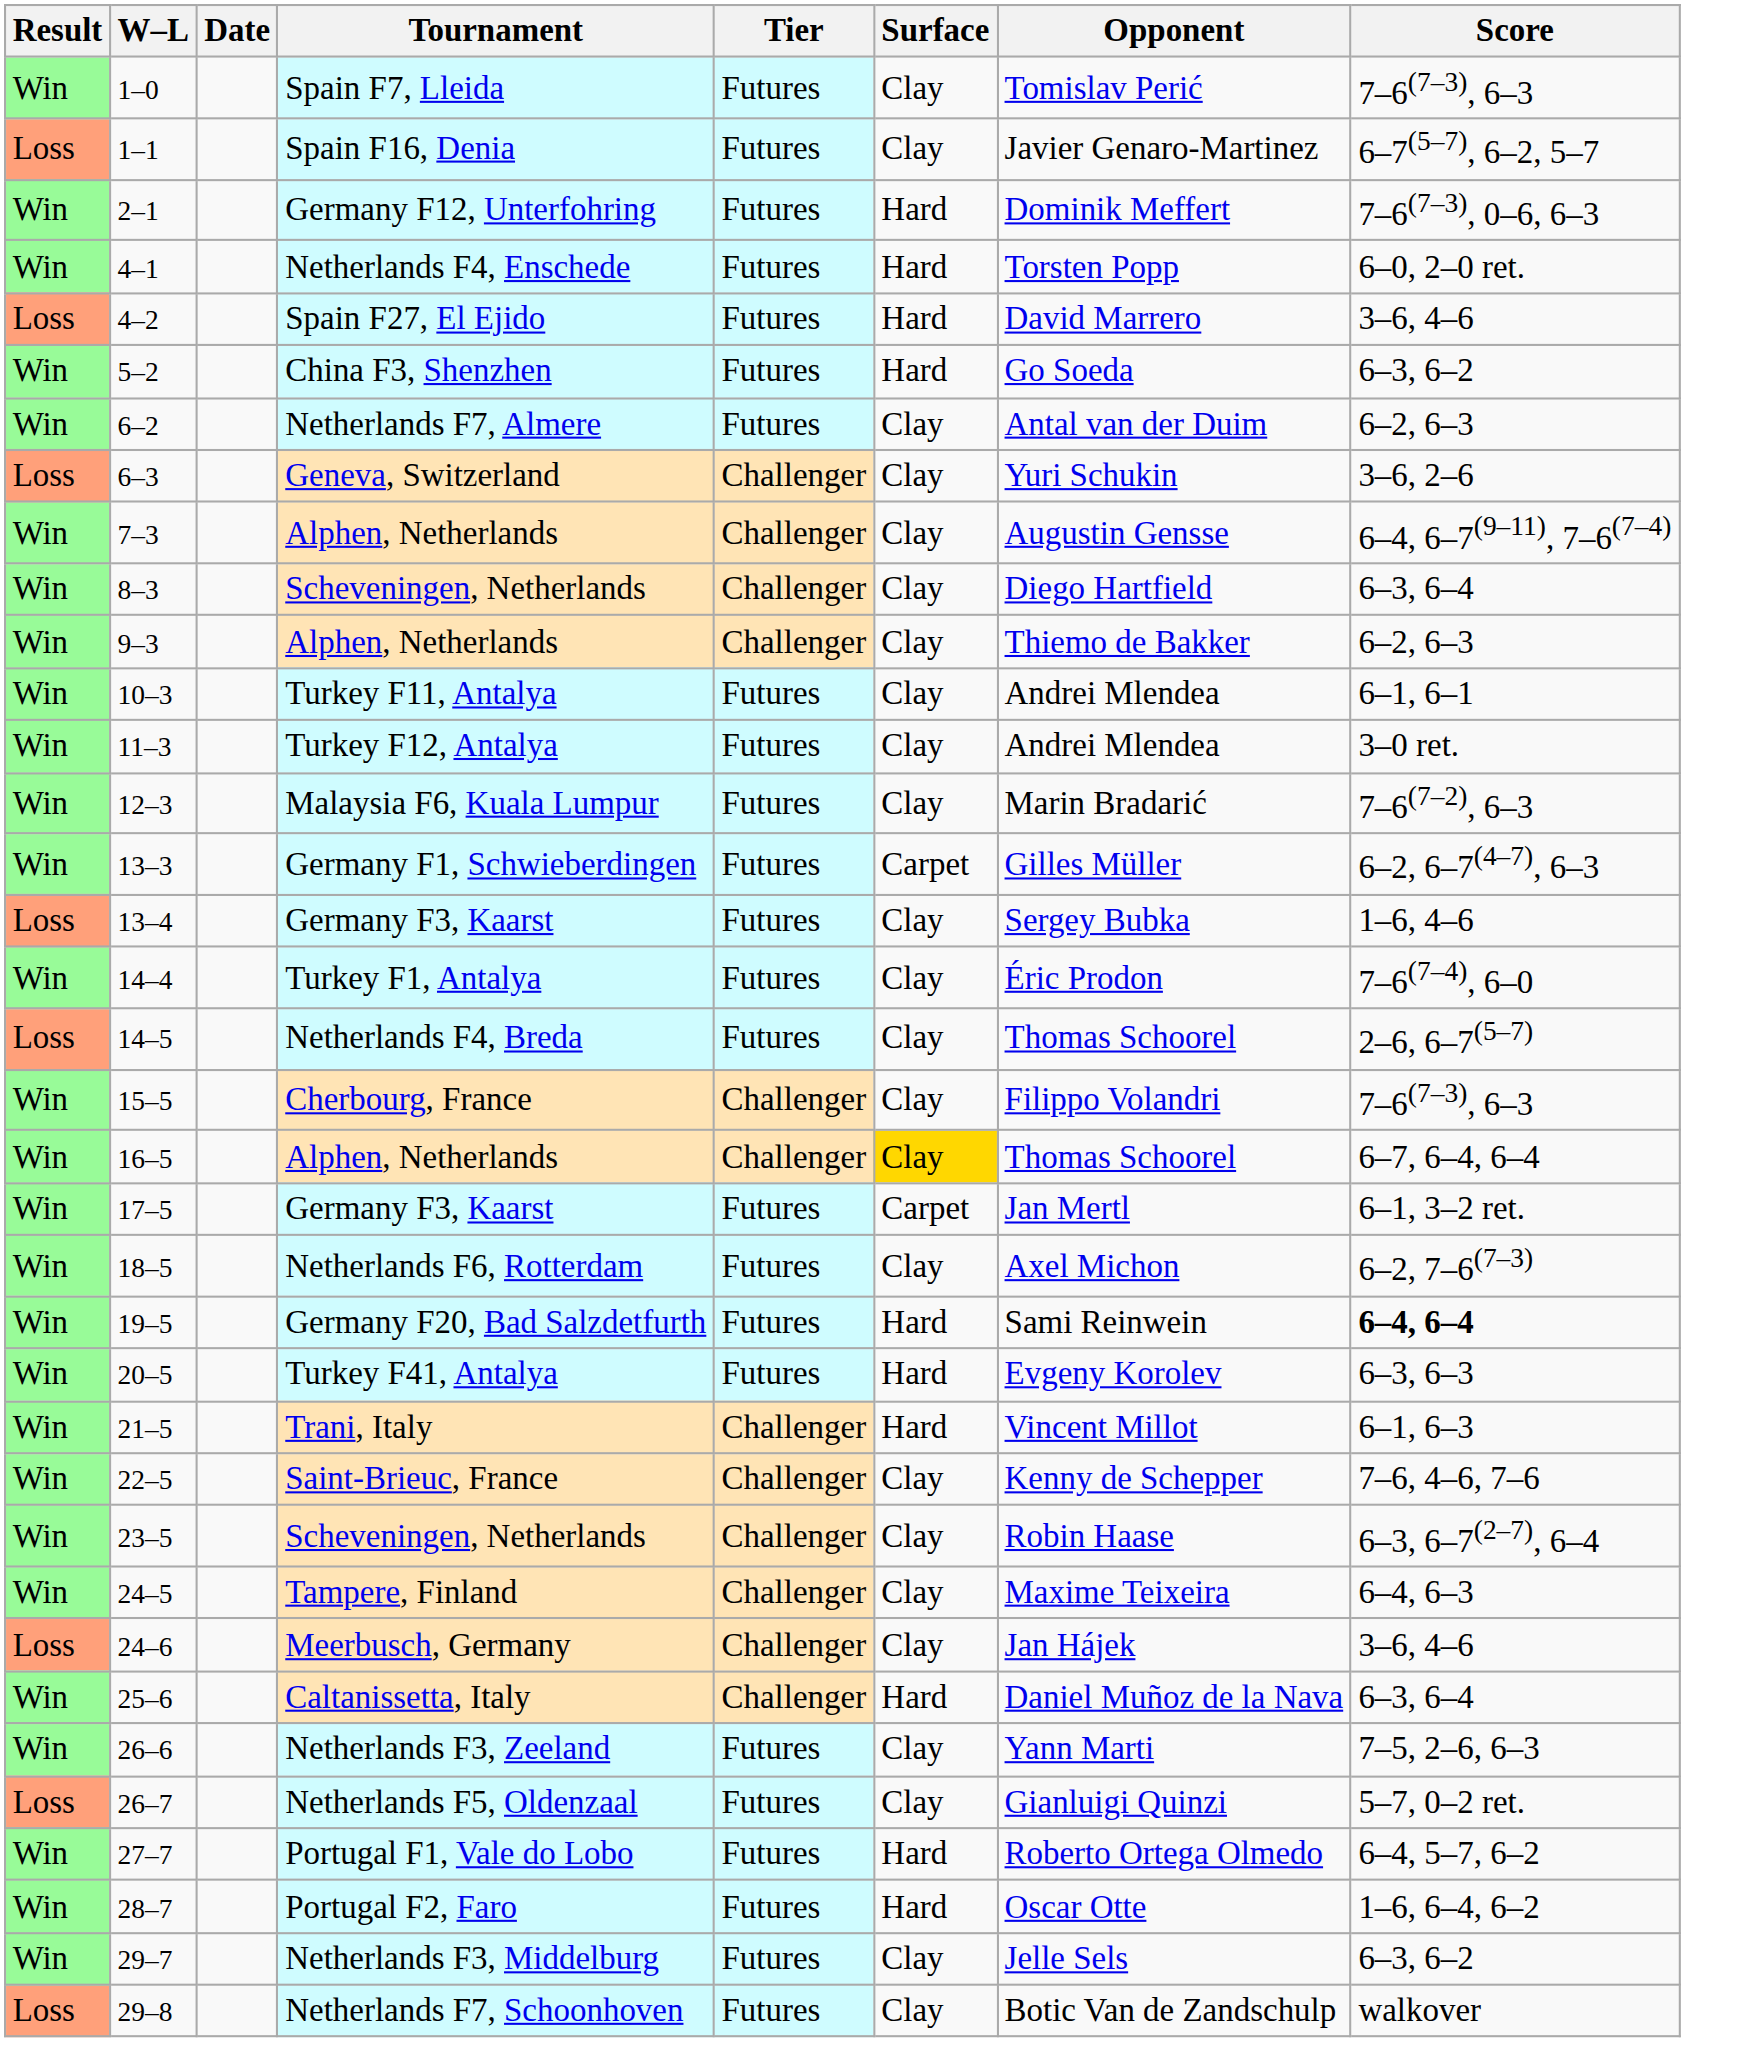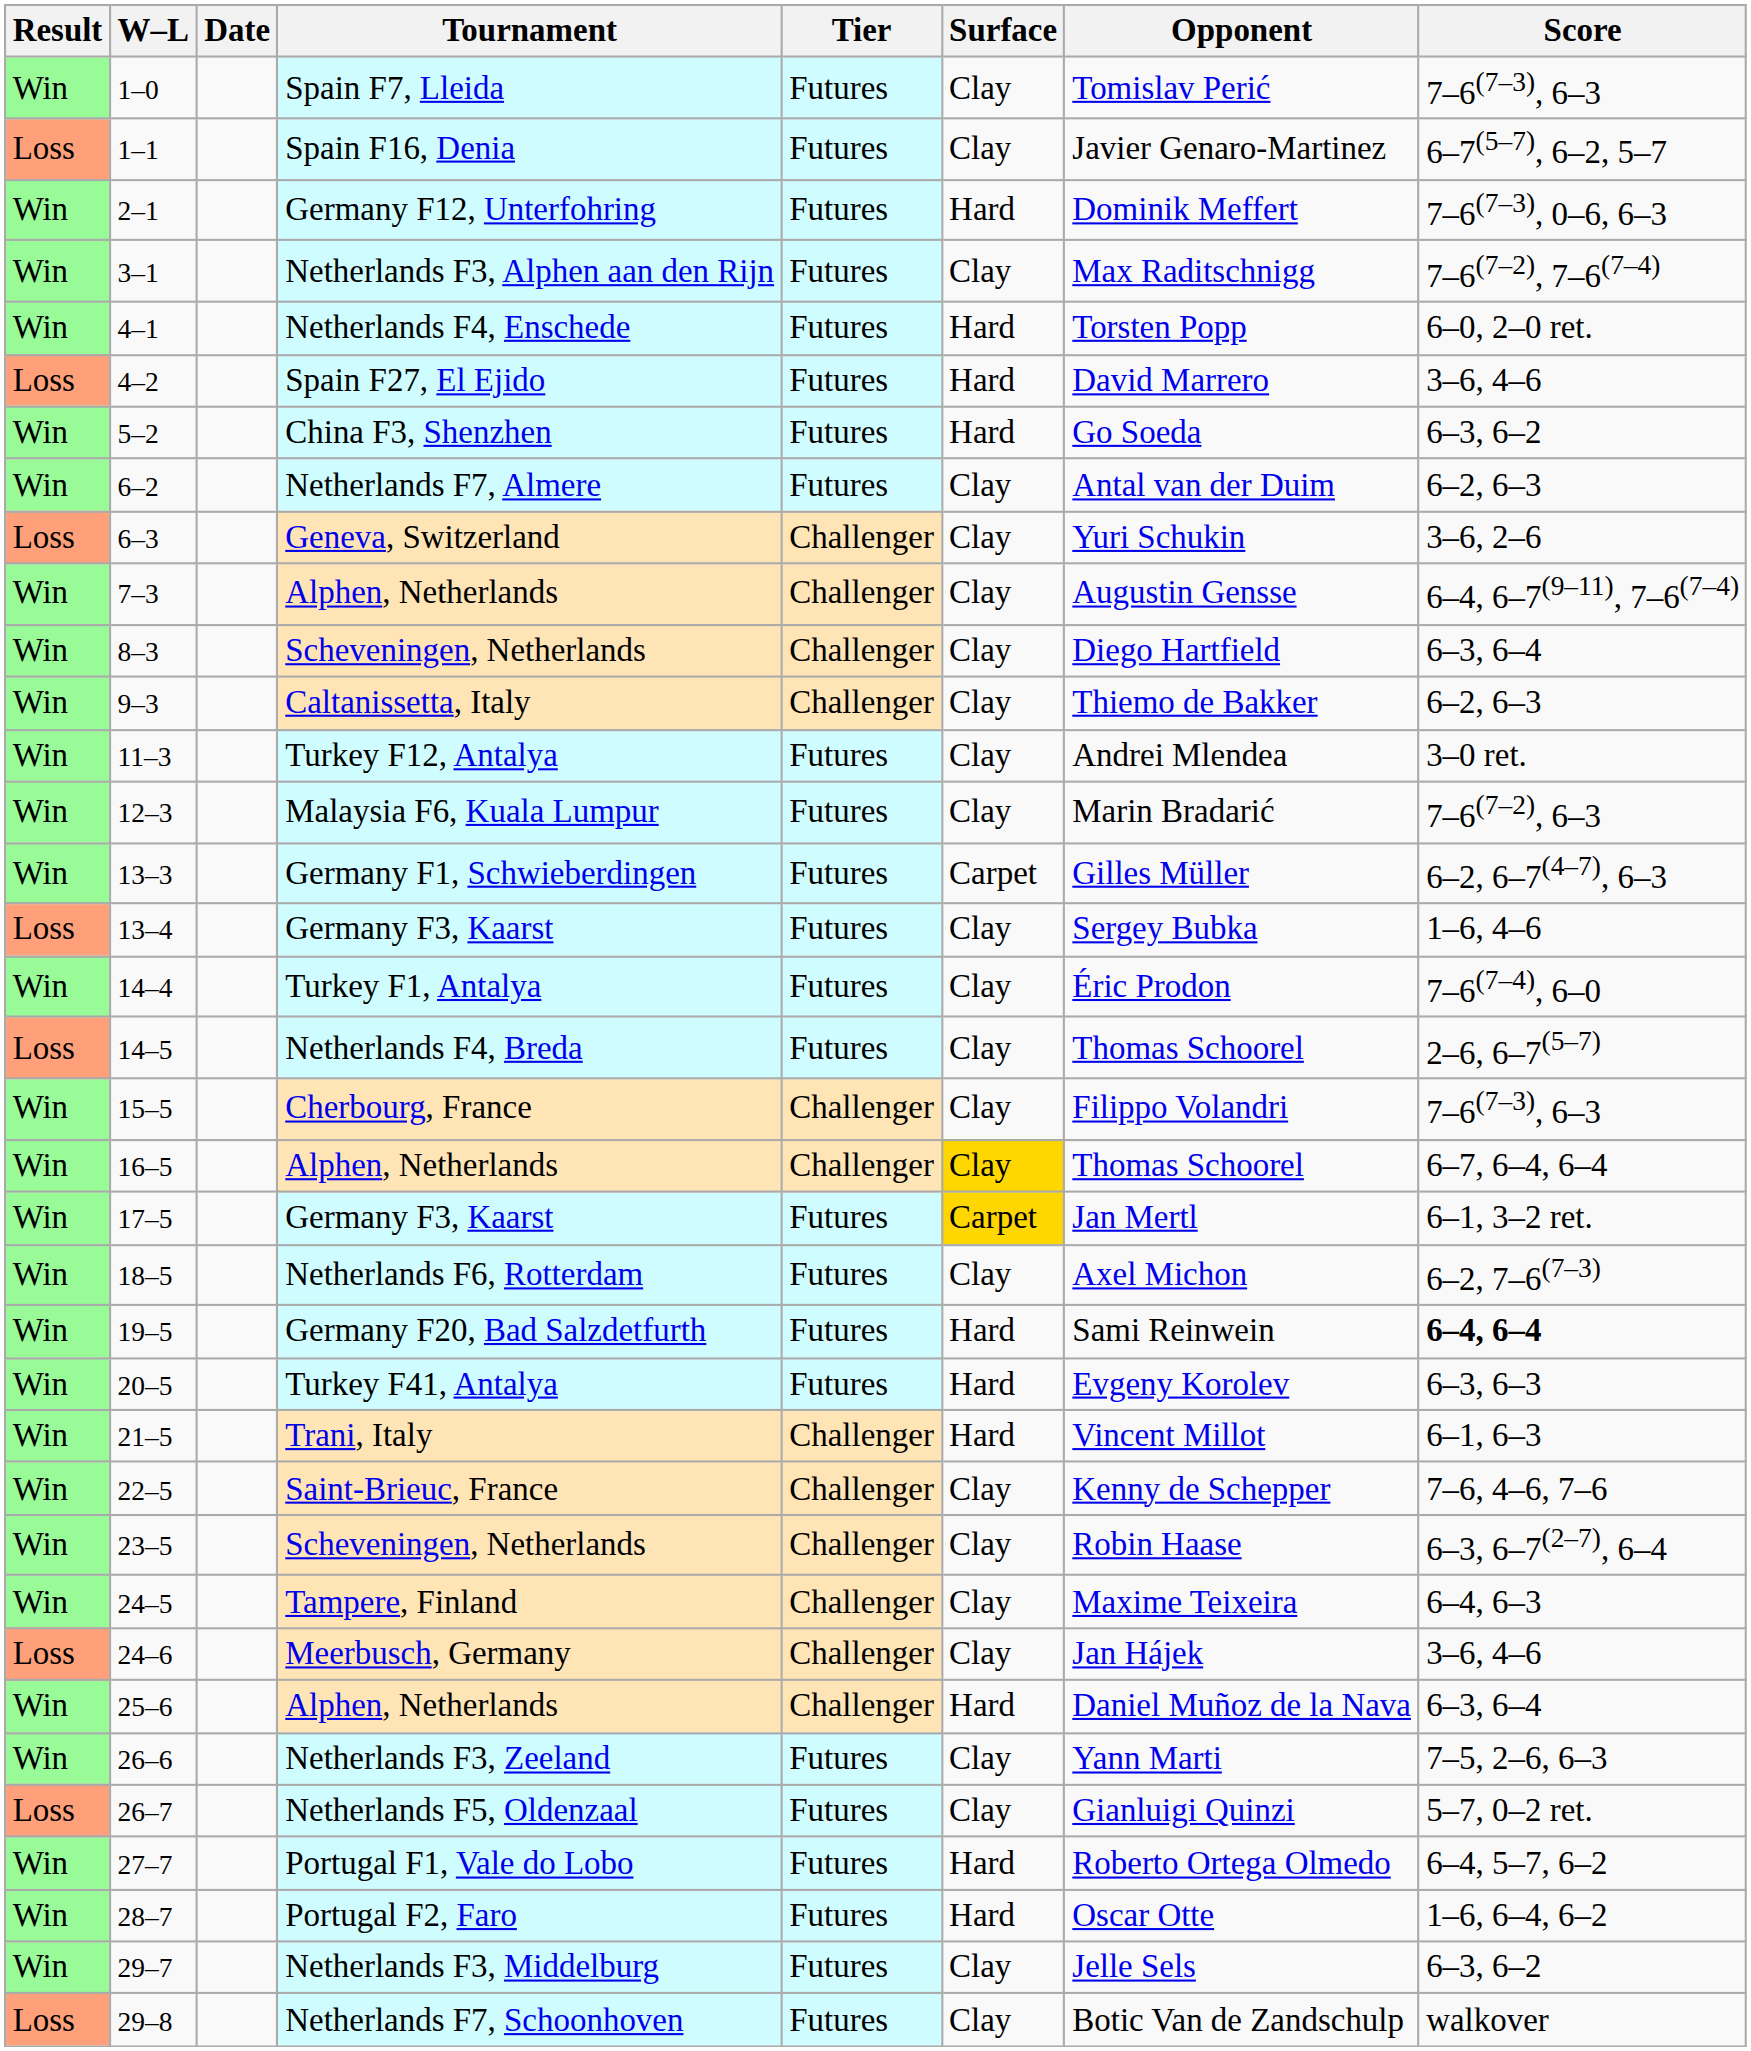+ row: (138, 272)
(422, 641) Alphen, Netherlands -> (408, 702) Caltanissetta, Italy
- row: (145, 695)
(925, 1208) no background -> (993, 1217) gold background
(408, 1696) Caltanissetta, Italy -> (422, 1705) Alphen, Netherlands
